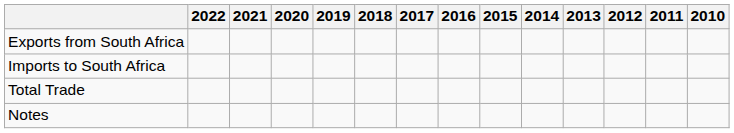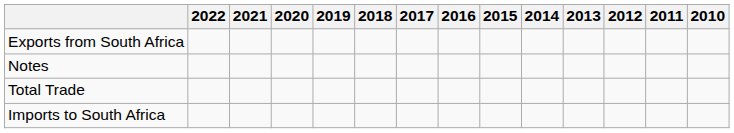rows swapped: (87, 66) <-> (28, 115)
